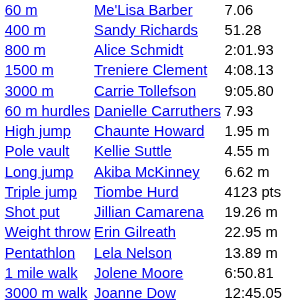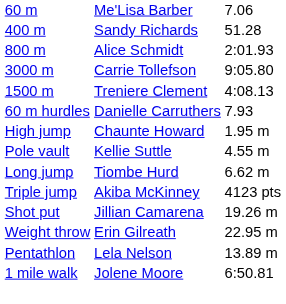rows swapped: (29, 70) <-> (29, 91)
(147, 172) Akiba McKinney -> (136, 172) Tiombe Hurd
(136, 192) Tiombe Hurd -> (147, 192) Akiba McKinney
- row: (46, 293)
